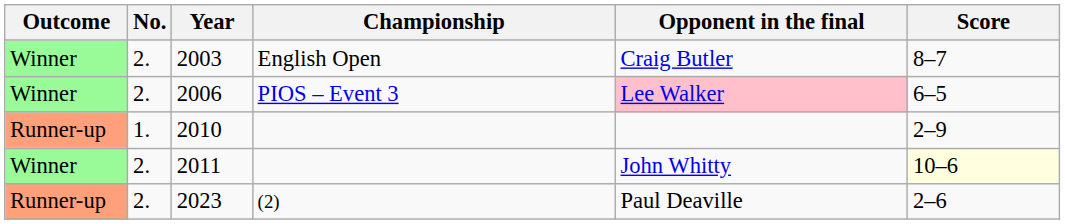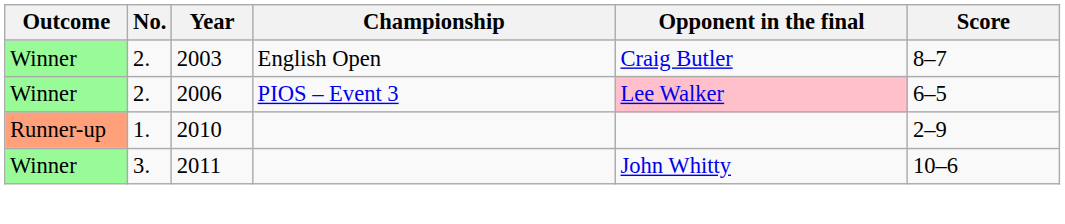(142, 165) 2. -> (142, 165) 3.
(935, 165) lightyellow background -> (935, 165) no background
- row: (199, 201)
